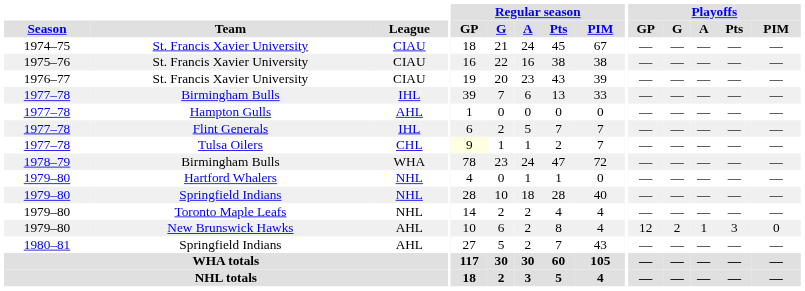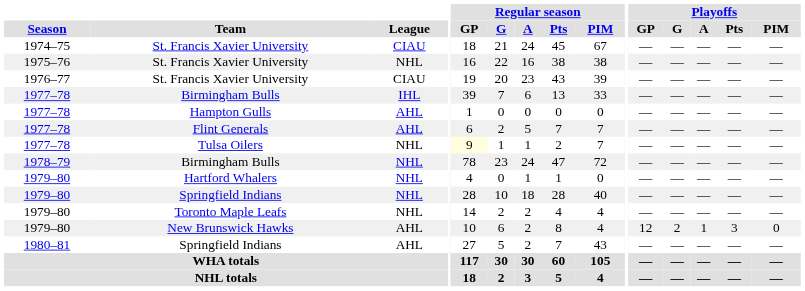(409, 62) CIAU -> (409, 62) NHL
(409, 128) IHL -> (409, 128) AHL
(409, 145) CHL -> (409, 145) NHL
(409, 161) WHA -> (409, 161) NHL
